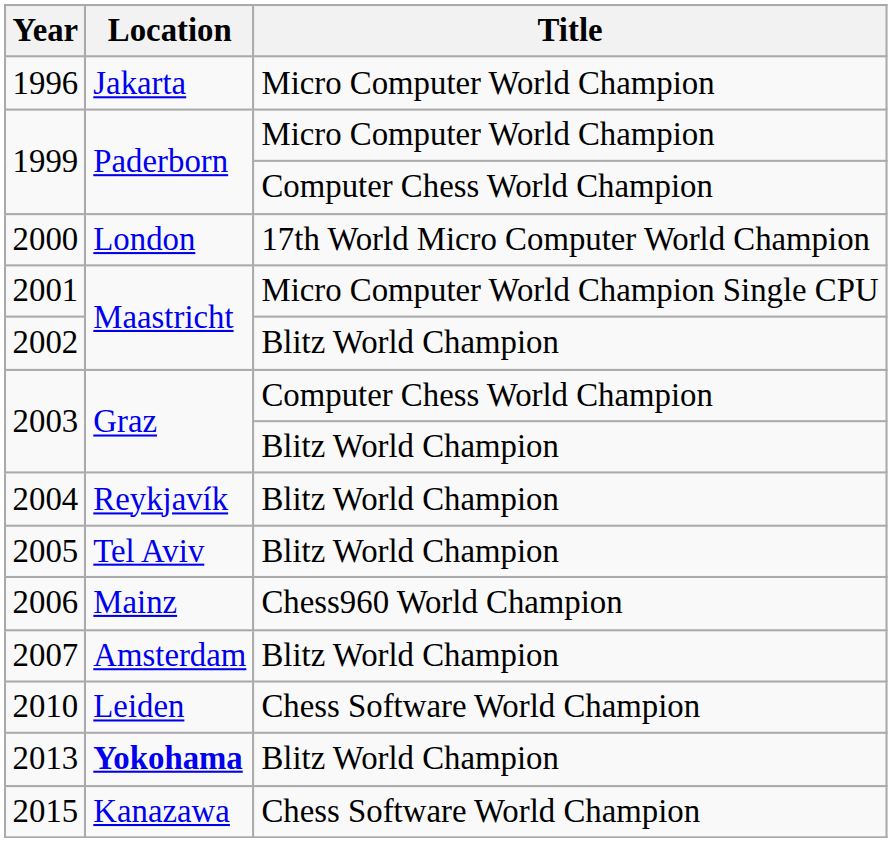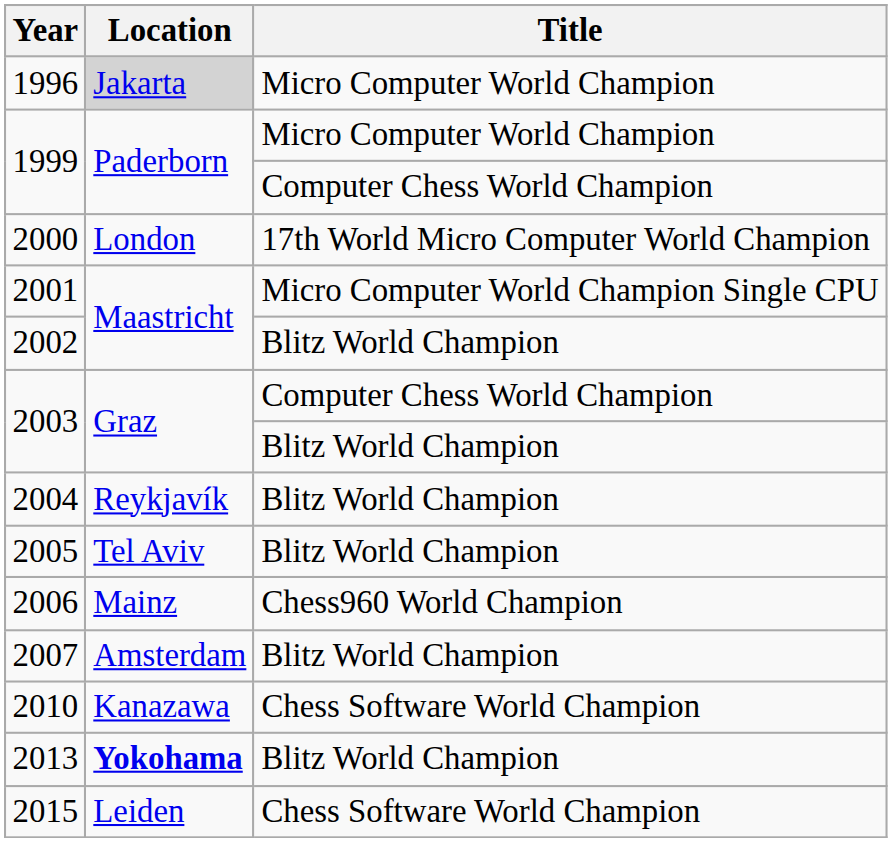(140, 82) no background -> (140, 82) lightgrey background
(139, 706) Leiden -> (162, 706) Kanazawa
(162, 810) Kanazawa -> (139, 810) Leiden
